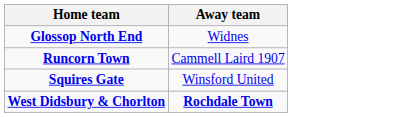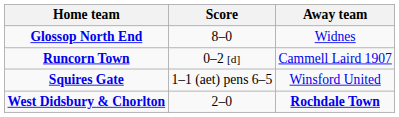+ column: (222, 15)
